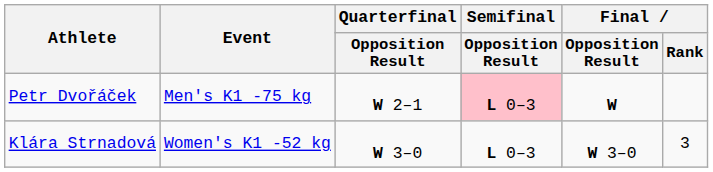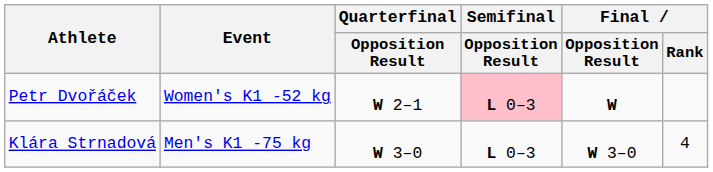(238, 97) Men's K1 -75 kg -> (247, 97) Women's K1 -52 kg
(247, 144) Women's K1 -52 kg -> (238, 144) Men's K1 -75 kg
(685, 144) 3 -> (685, 144) 4
